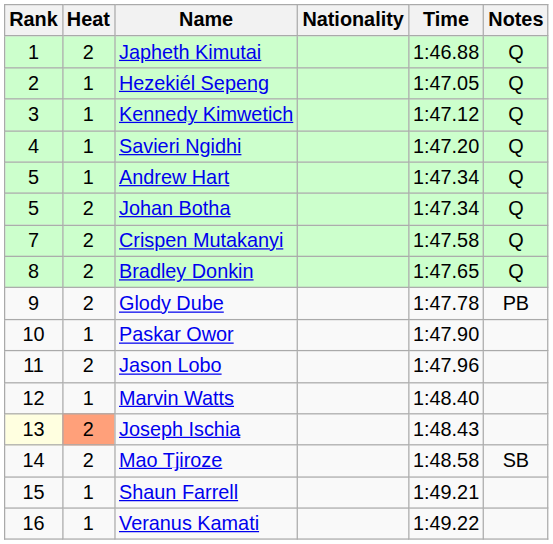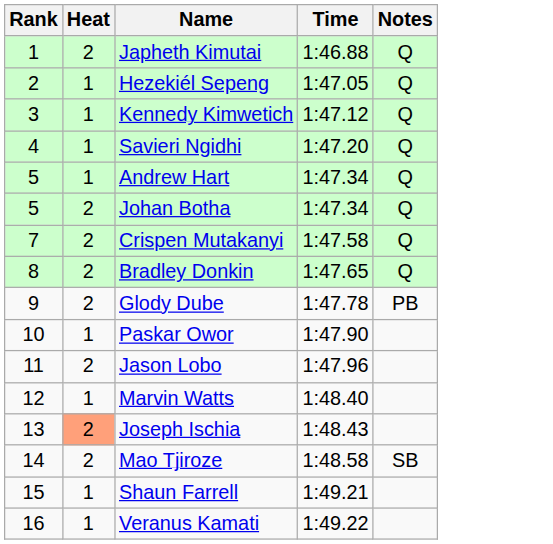- column: (353, 20)
(33, 429) lightyellow background -> (33, 429) no background
